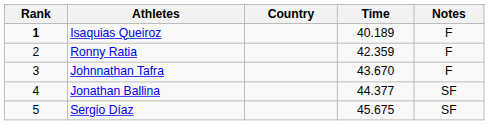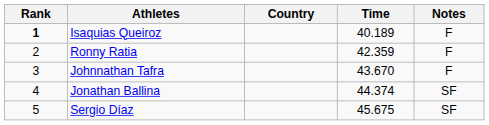(376, 91) 44.377 -> (376, 91) 44.374
